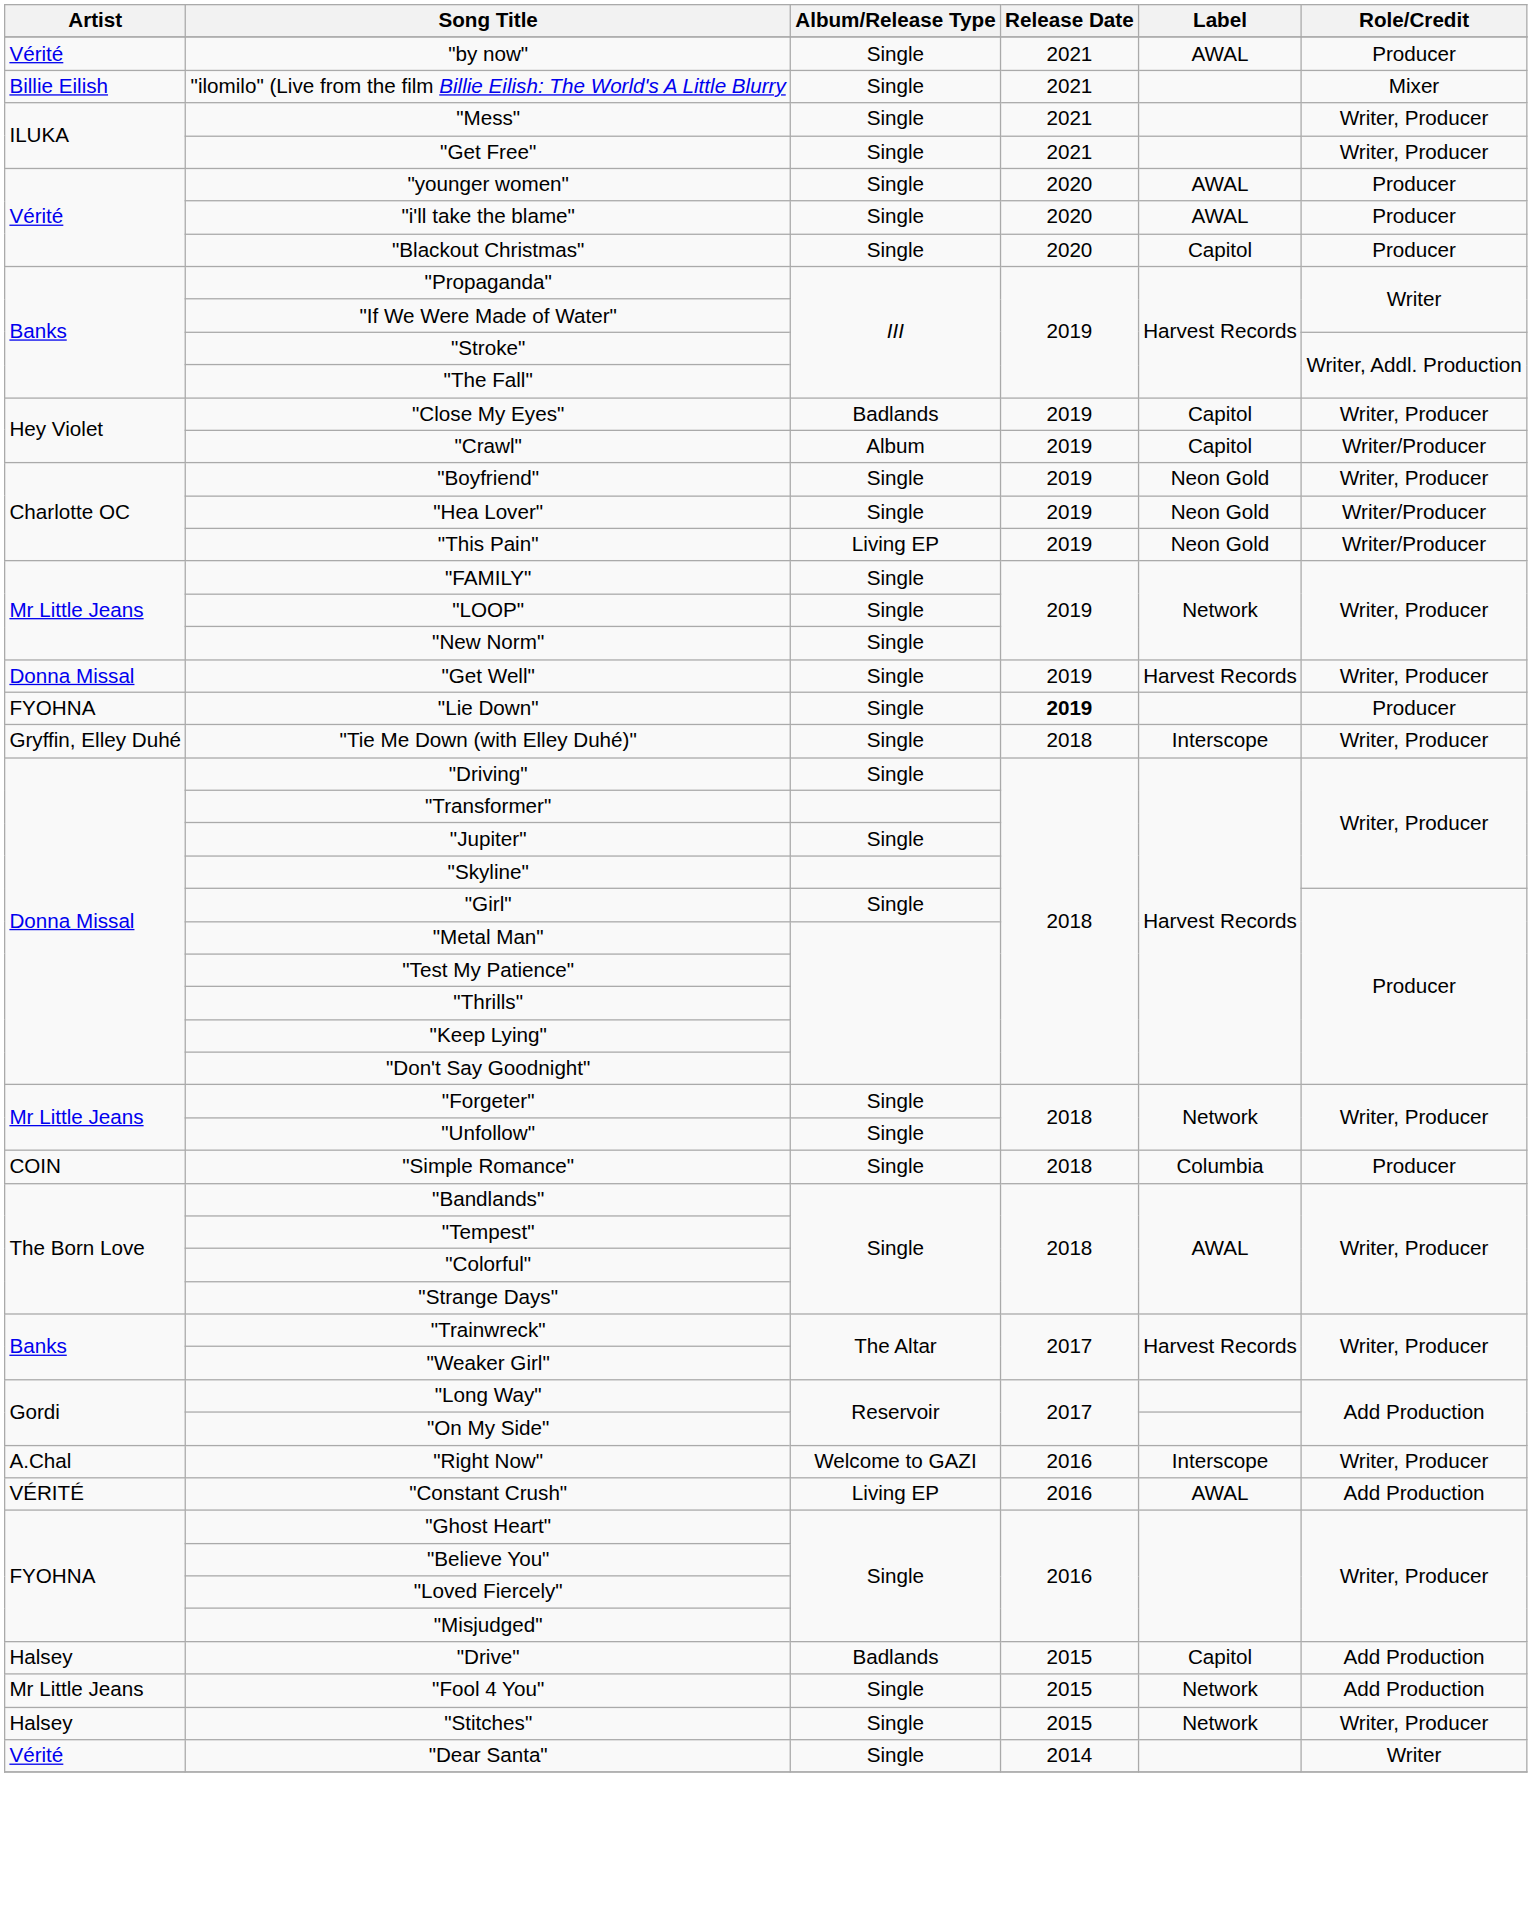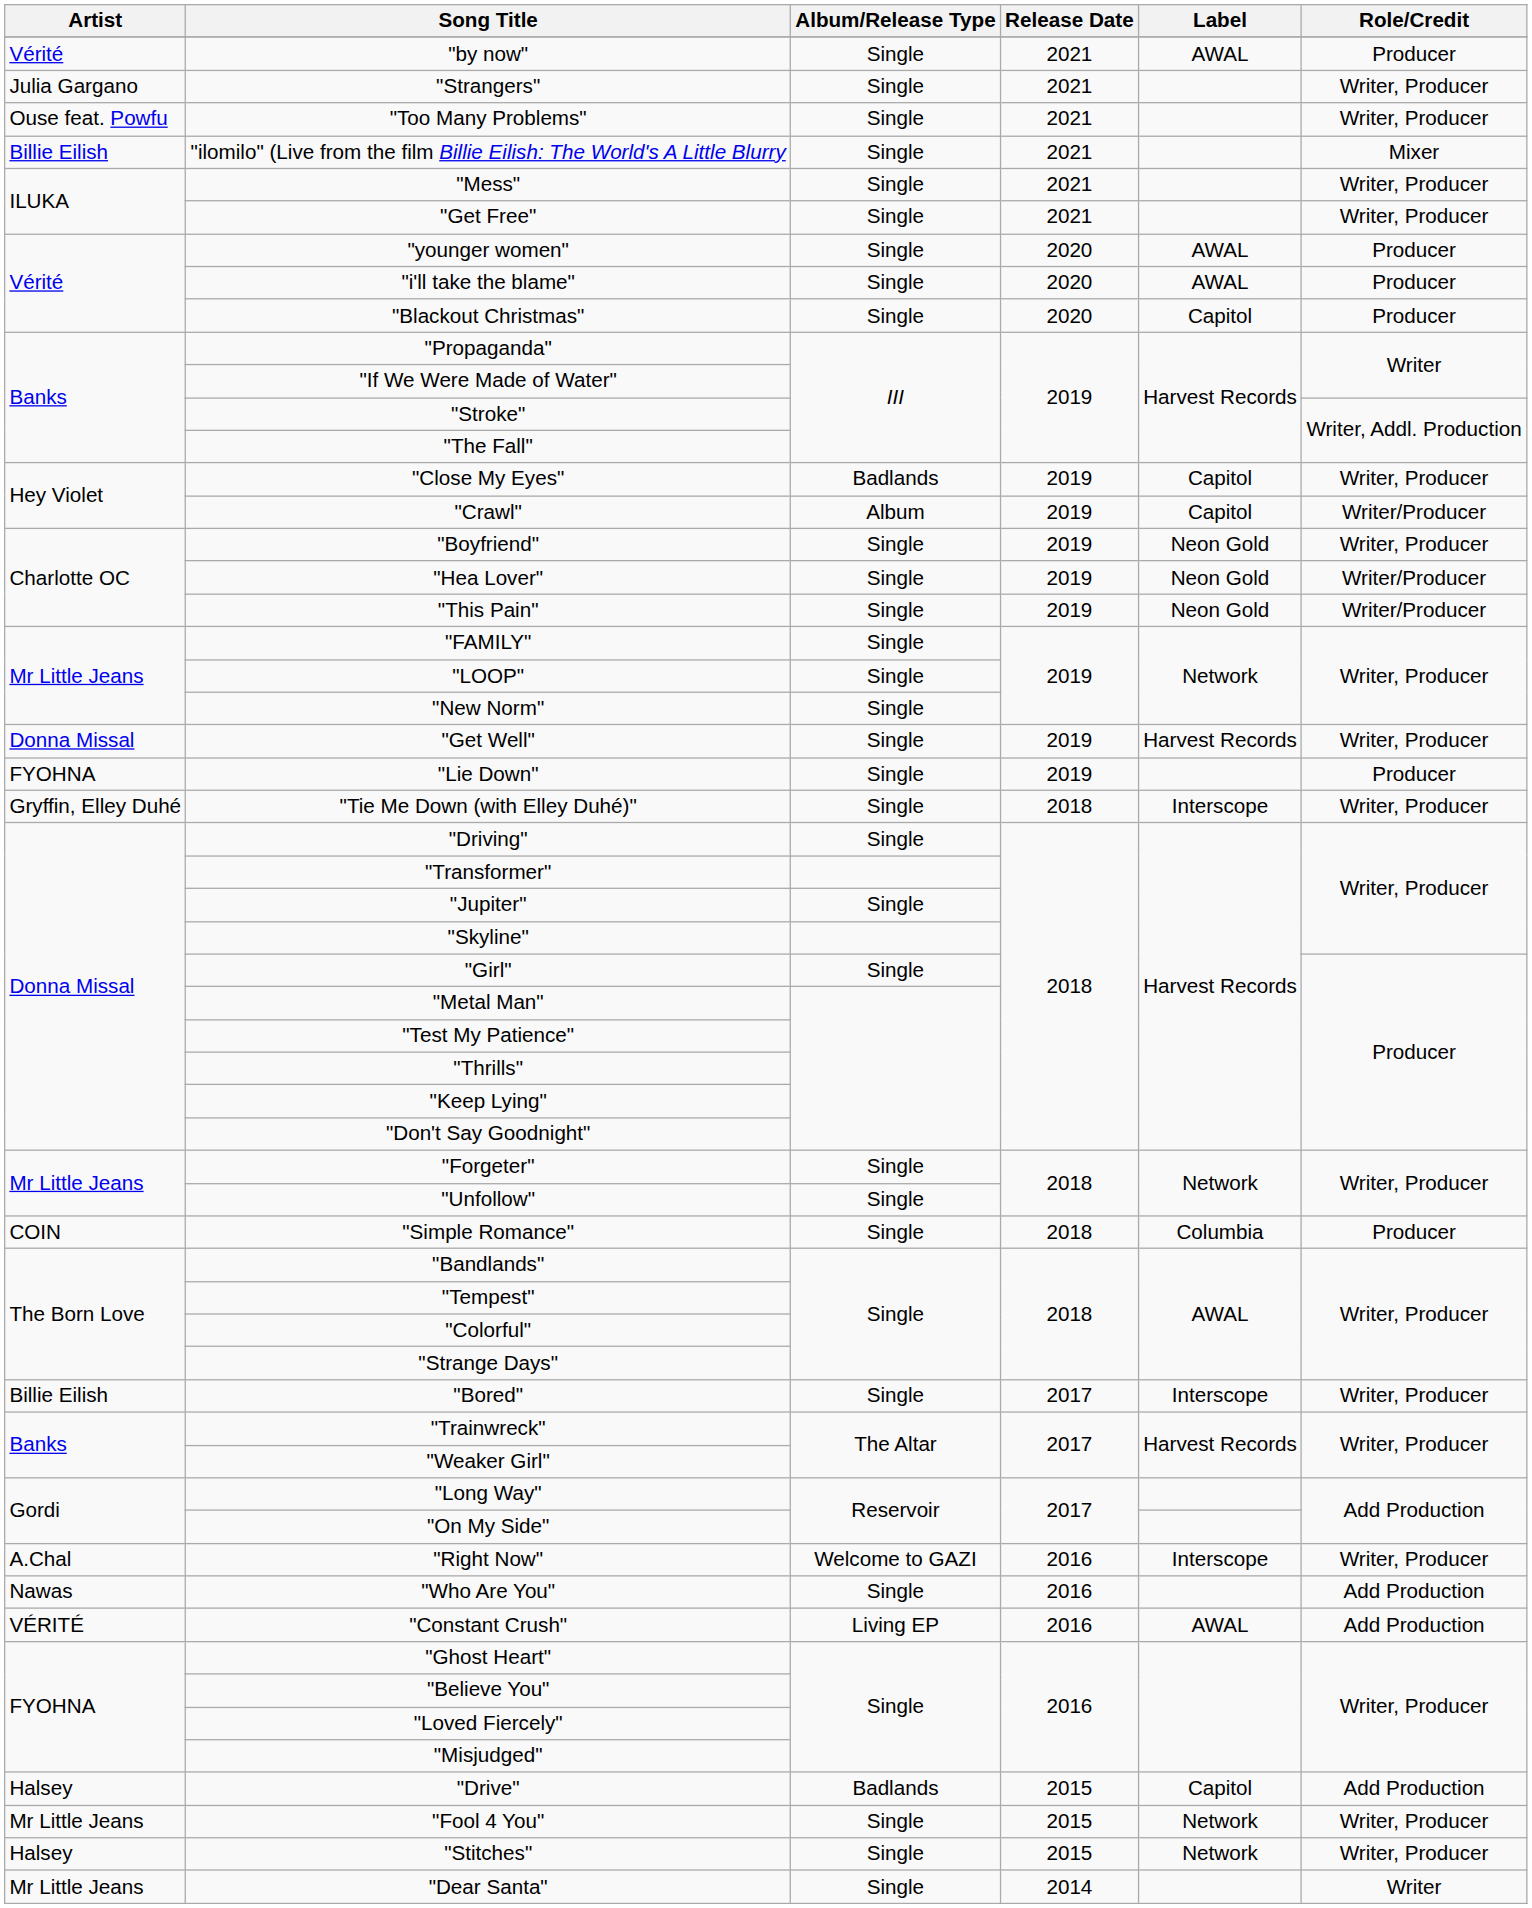+ row: (488, 86)
+ row: (488, 119)
(895, 544) Living EP -> (895, 610) Single
(1069, 708) bold -> (1069, 773) normal
+ row: (488, 1395)
+ row: (488, 1592)
(1414, 1690) Add Production -> (1414, 1821) Writer, Producer
(36, 1755) Vérité -> (77, 1886) Mr Little Jeans
